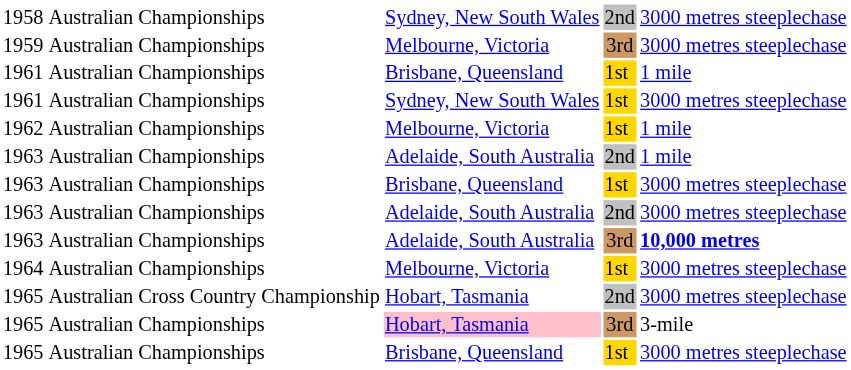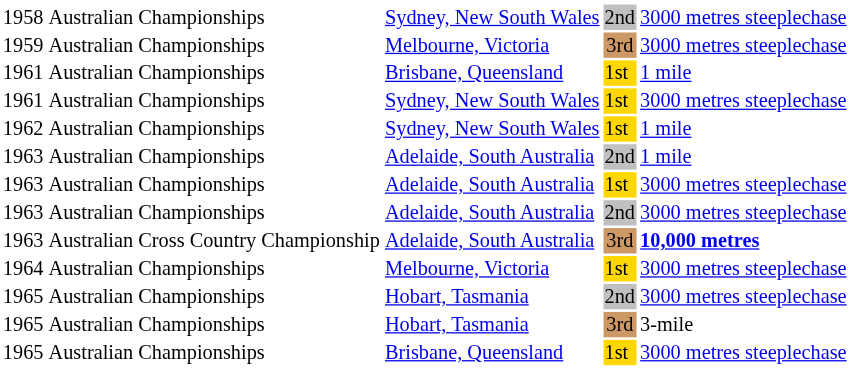(467, 128) Melbourne, Victoria -> (492, 128) Sydney, New South Wales
(474, 184) Brisbane, Queensland -> (490, 184) Adelaide, South Australia
(157, 240) Australian Championships -> (214, 240) Australian Cross Country Championship
(214, 296) Australian Cross Country Championship -> (157, 296) Australian Championships
(457, 324) pink background -> (457, 324) no background
